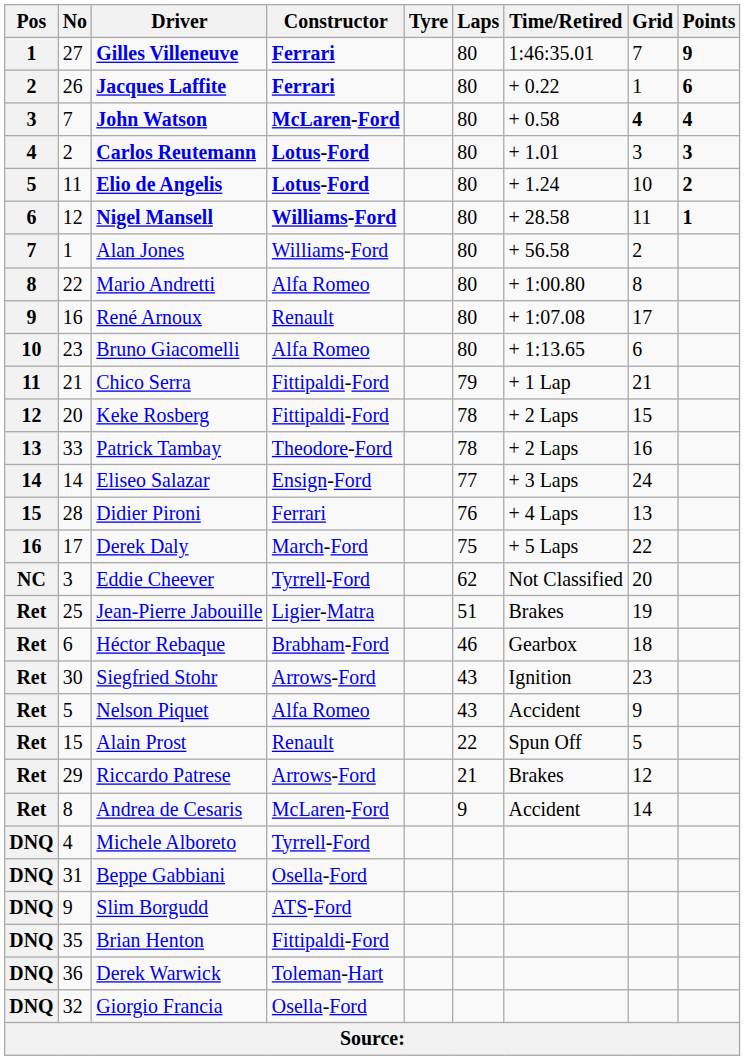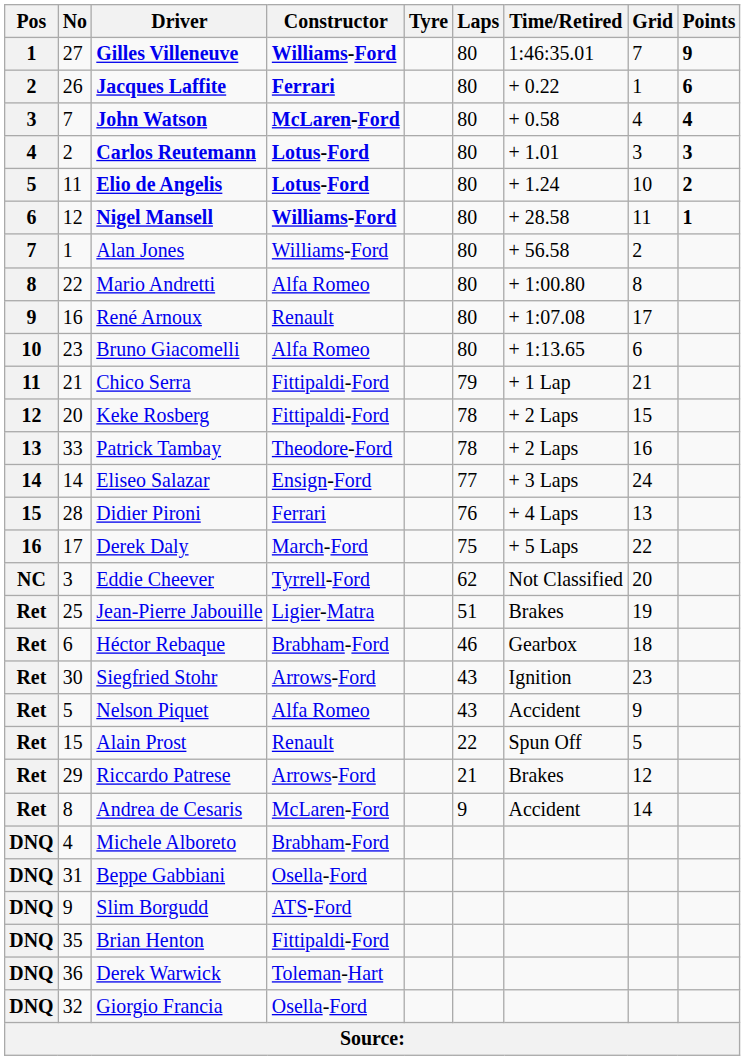(303, 53) Ferrari -> (334, 53) Williams-Ford
(637, 119) bold -> (637, 119) normal
(321, 841) Tyrrell-Ford -> (330, 841) Brabham-Ford
